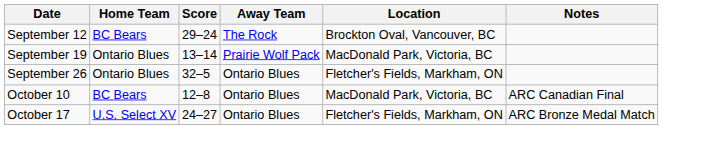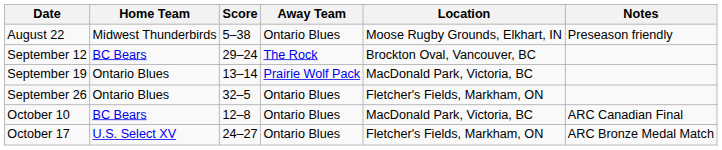+ row: (36, 34)
